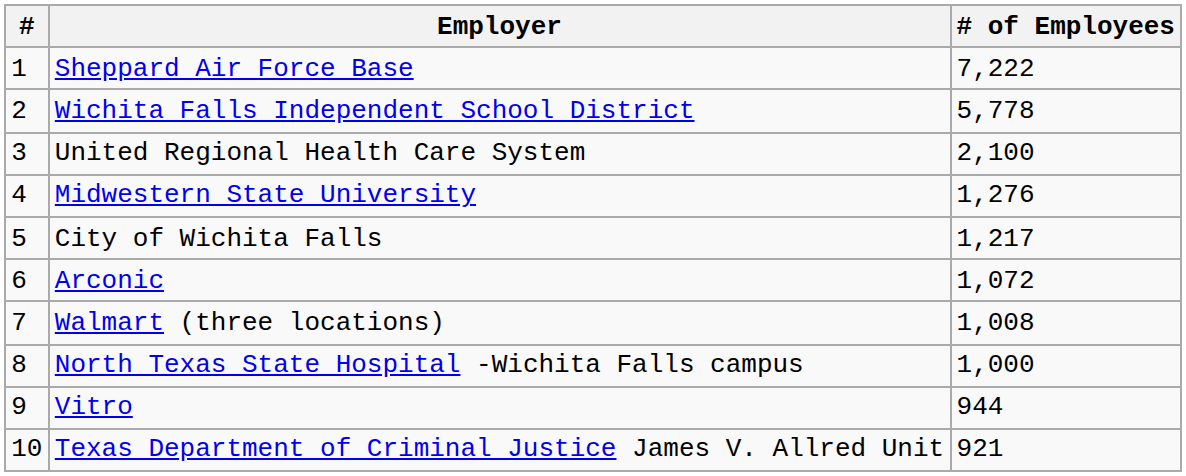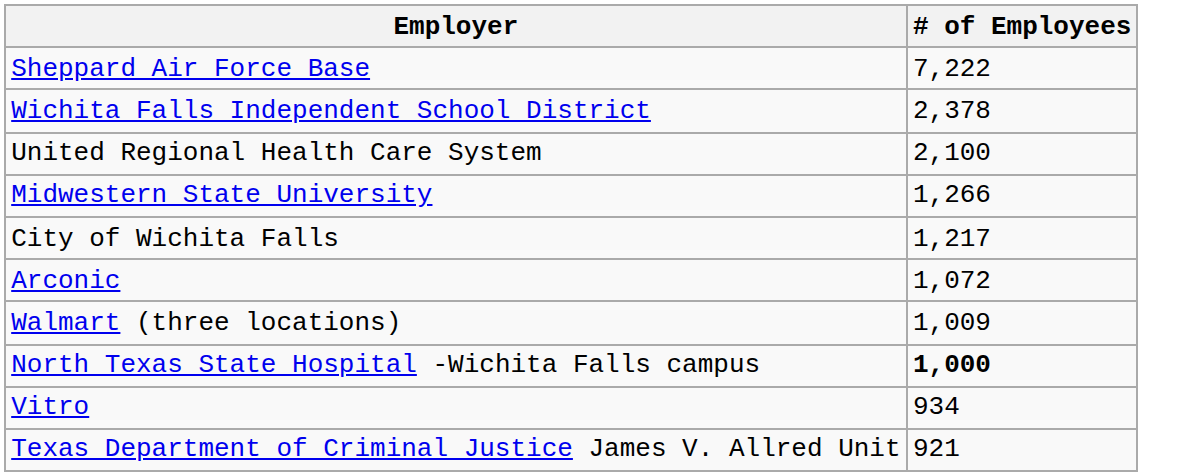- column: (27, 26)
(996, 111) 5,778 -> (952, 111) 2,378
(996, 196) 1,276 -> (952, 196) 1,266
(996, 323) 1,008 -> (952, 323) 1,009
(996, 365) normal -> (952, 365) bold
(980, 408) 944 -> (936, 408) 934
